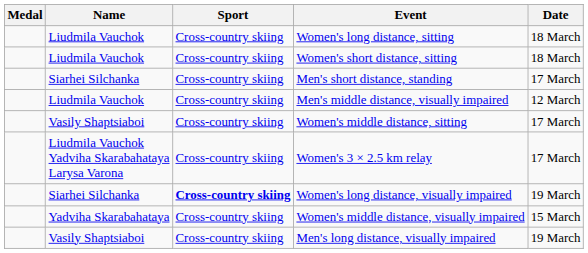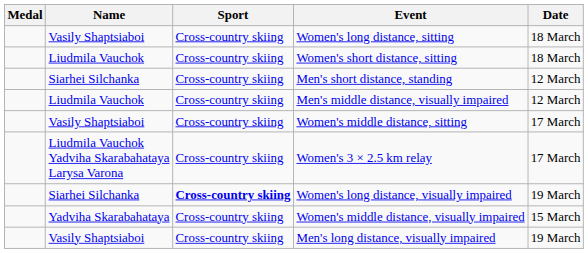(96, 36) Liudmila Vauchok -> (96, 36) Vasily Shaptsiaboi
(556, 79) 17 March -> (556, 79) 12 March
